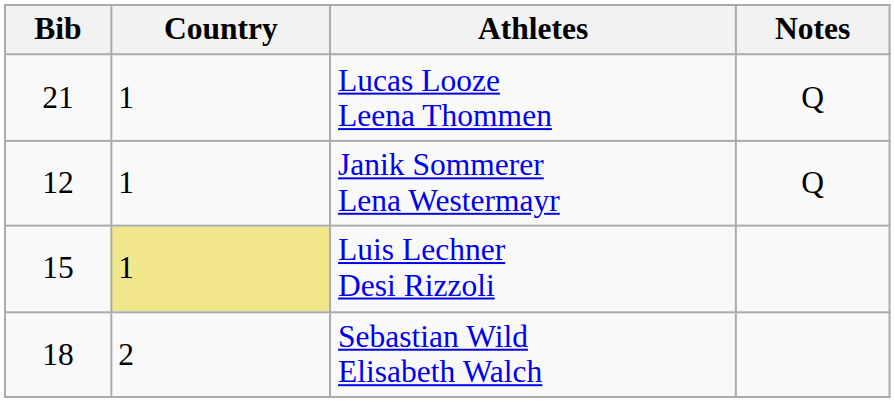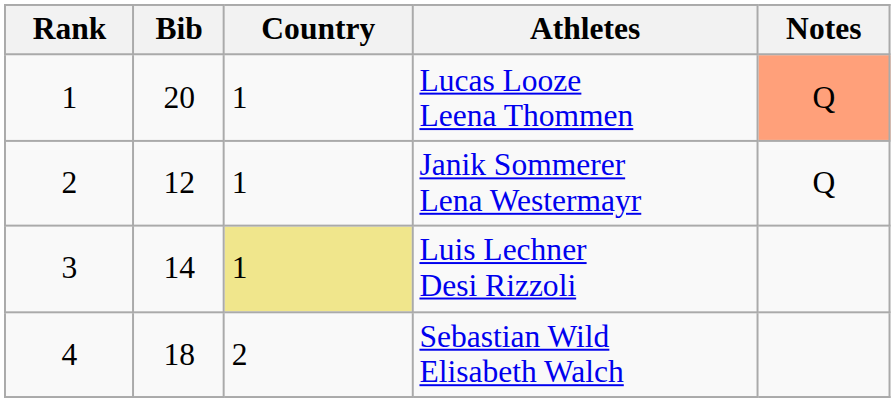+ column: (69, 29)
(58, 97) 21 -> (179, 97) 20
(813, 97) no background -> (824, 97) lightsalmon background
(58, 268) 15 -> (179, 268) 14
